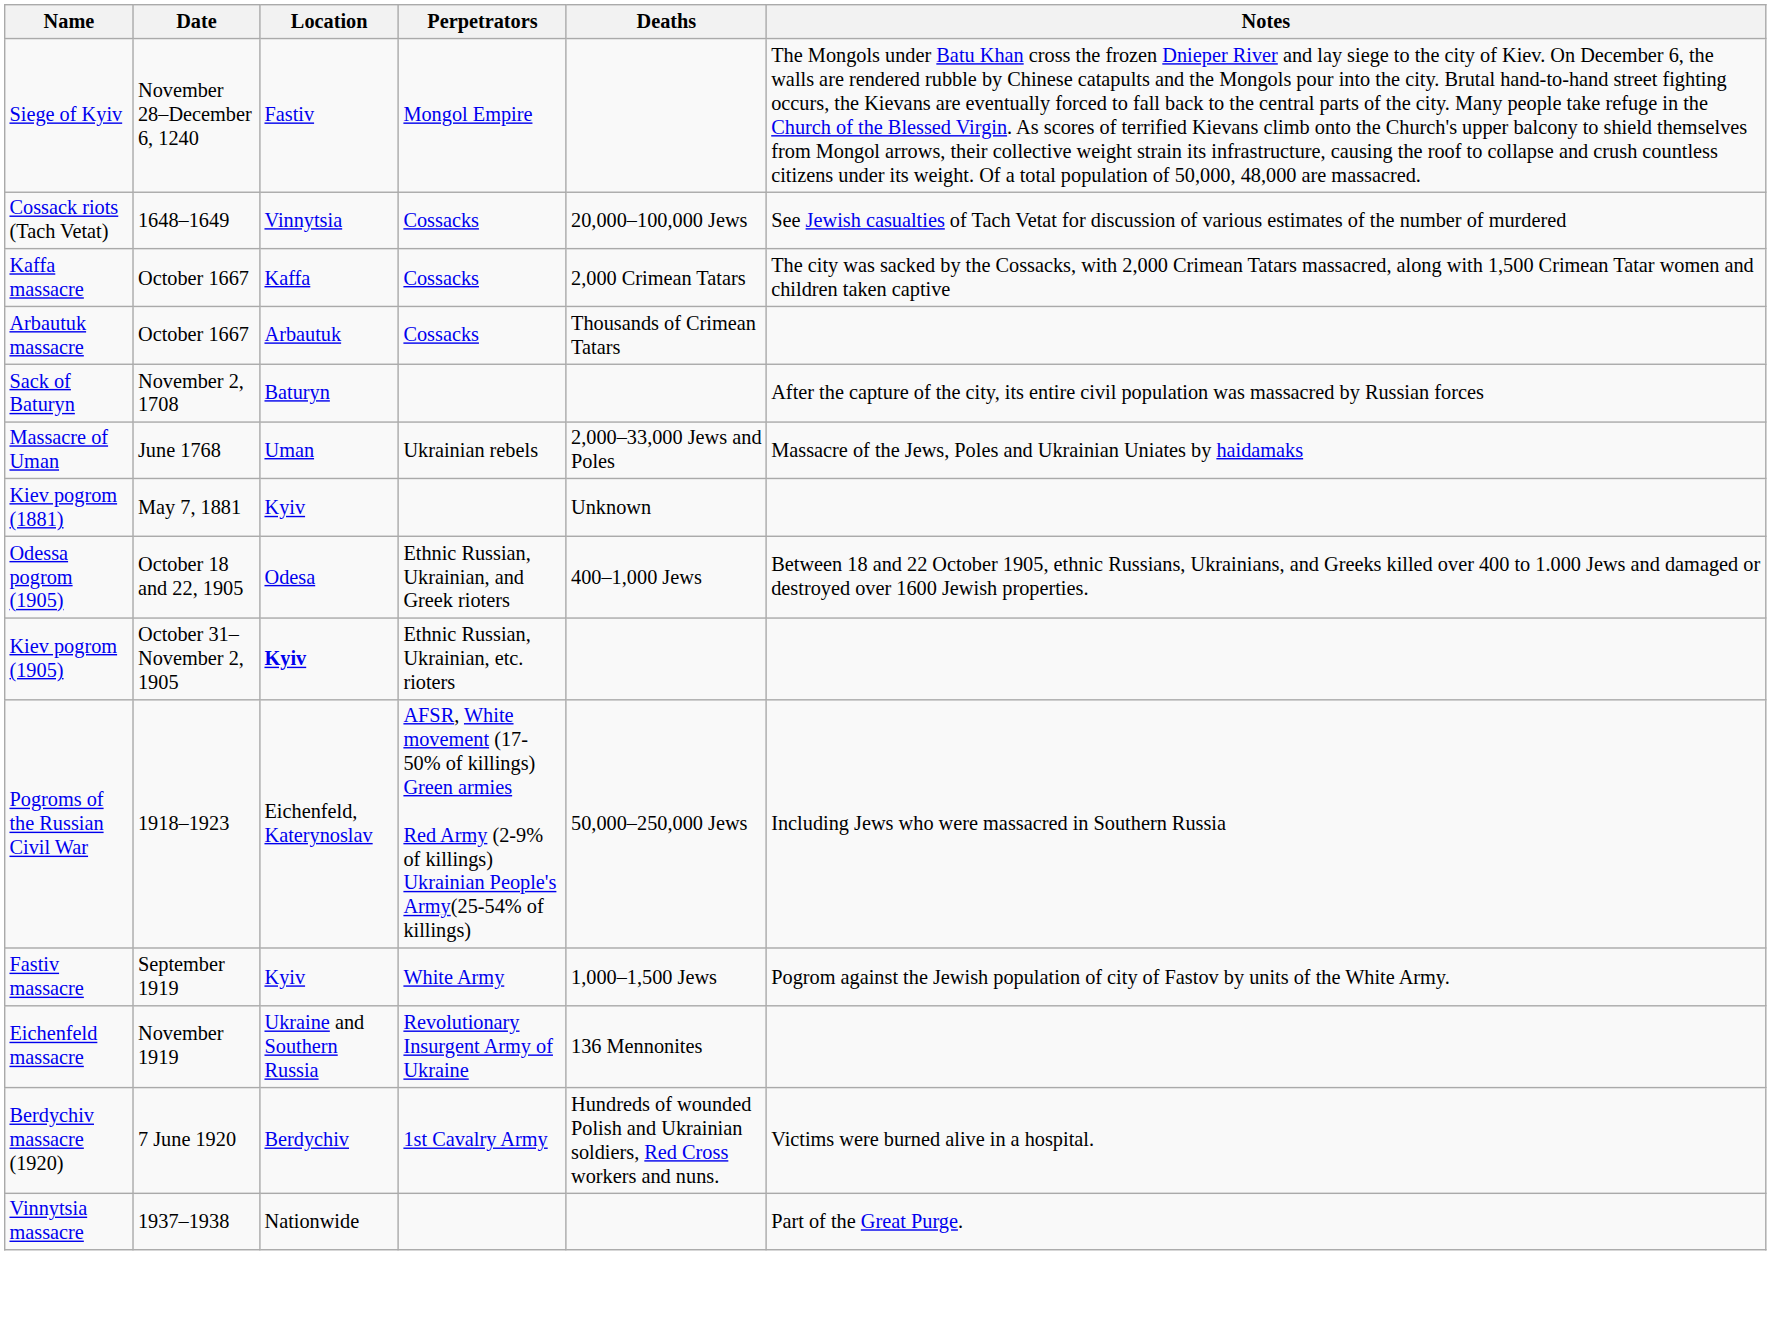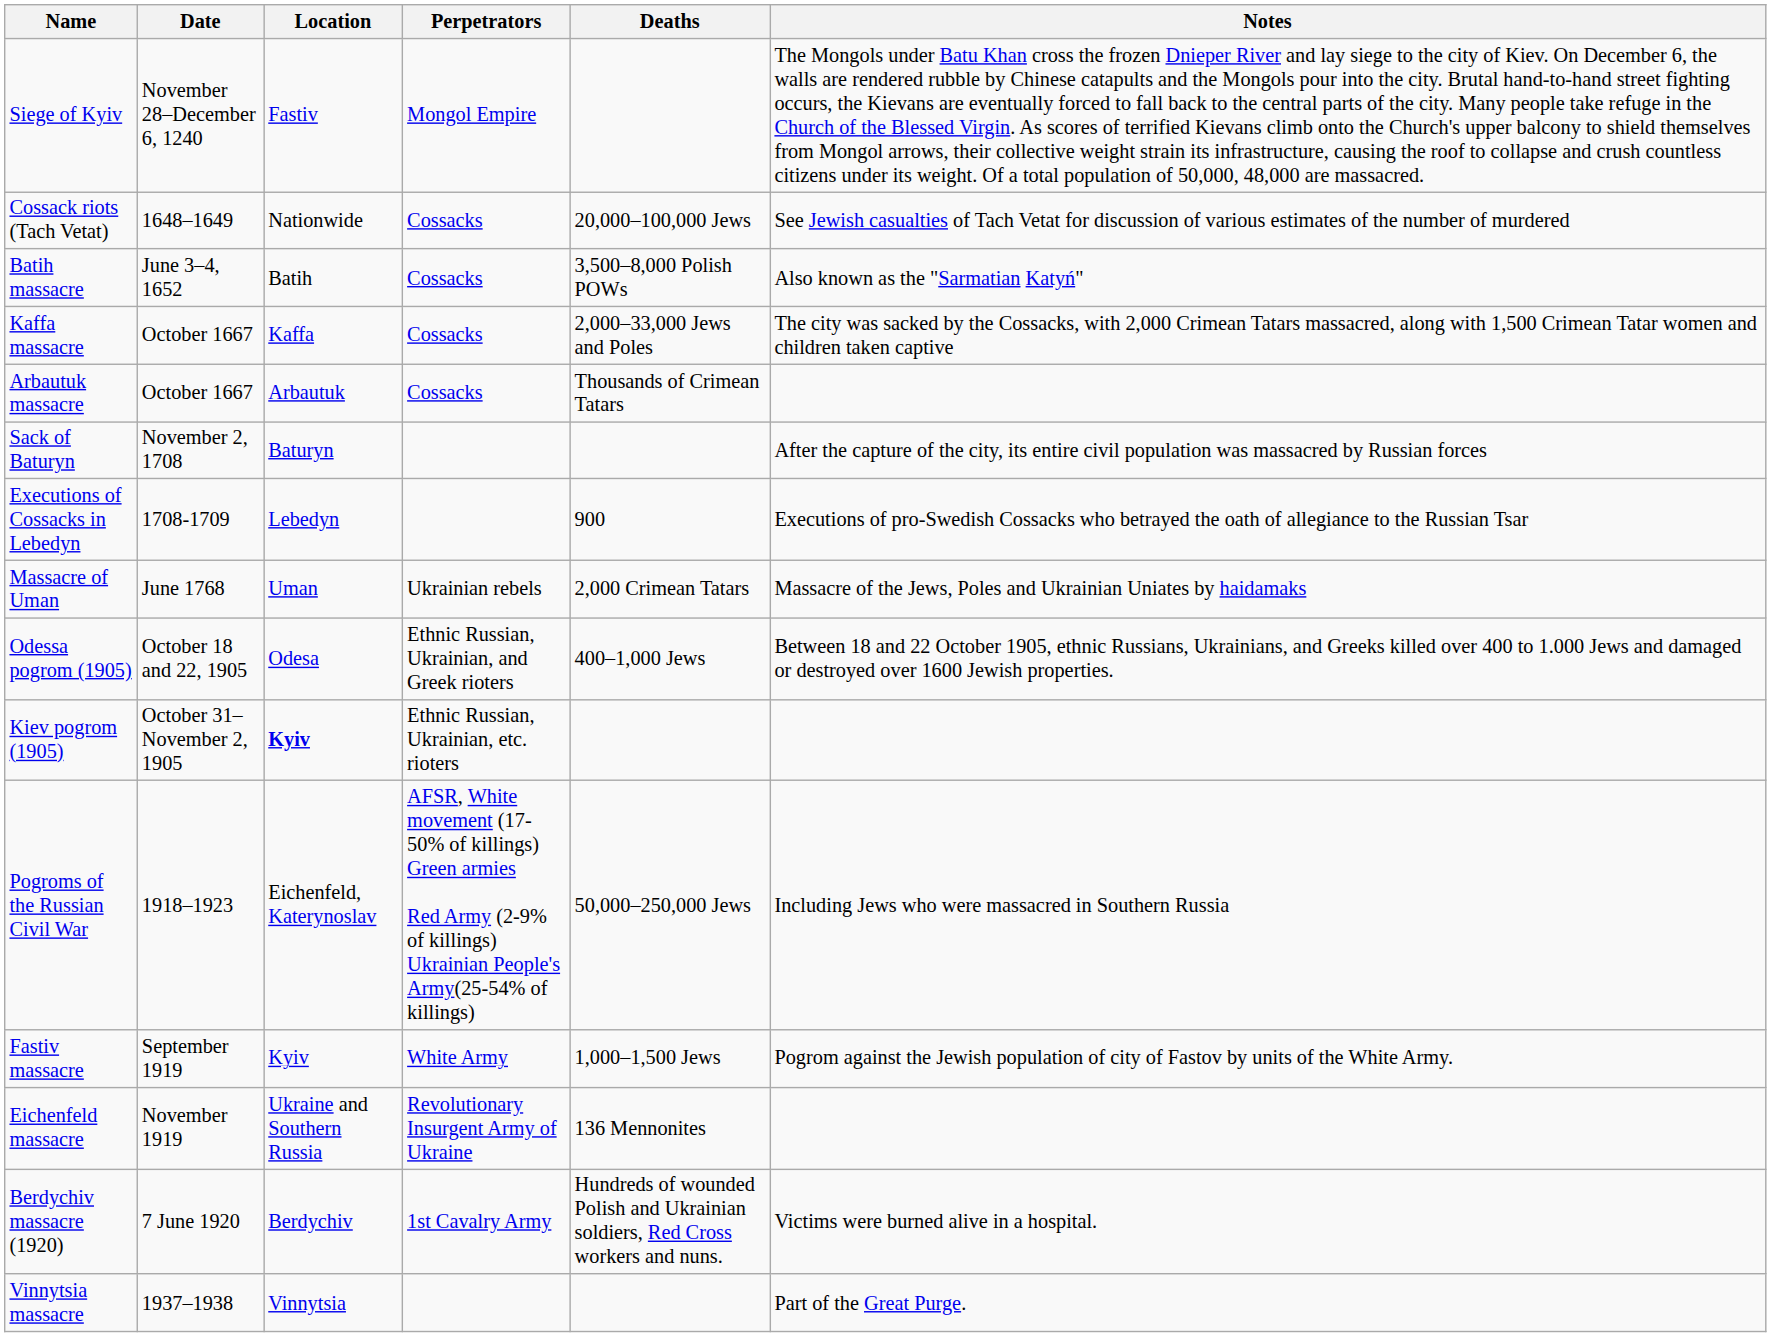(303, 220) Vinnytsia -> (316, 220) Nationwide
+ row: (47, 277)
(658, 277) 2,000 Crimean Tatars -> (653, 335) 2,000–33,000 Jews and Poles
+ row: (66, 519)
(666, 450) 2,000–33,000 Jews and Poles -> (662, 589) 2,000 Crimean Tatars
- row: (63, 507)
(312, 1221) Nationwide -> (307, 1302) Vinnytsia
